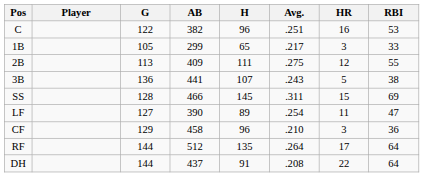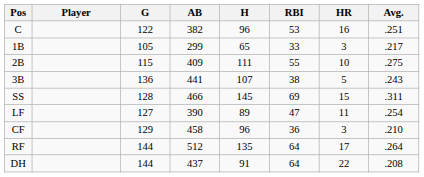columns swapped: (294, 12) <-> (394, 12)
(145, 63) 113 -> (145, 63) 115
(344, 63) 12 -> (344, 63) 10
